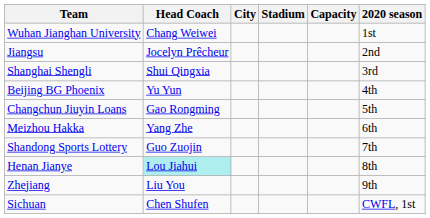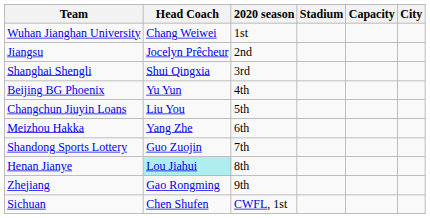columns swapped: (245, 14) <-> (392, 14)
(183, 109) Gao Rongming -> (166, 109) Liu You
(166, 185) Liu You -> (183, 185) Gao Rongming
